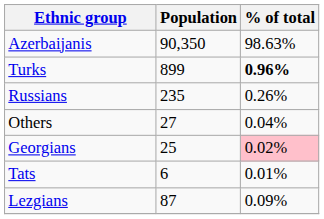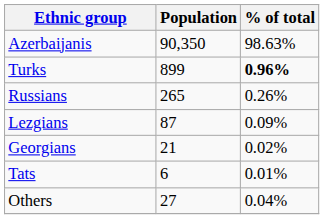(172, 95) 235 -> (172, 95) 265
rows swapped: (38, 200) <-> (30, 122)
(168, 148) 25 -> (168, 148) 21
(266, 148) pink background -> (266, 148) no background
